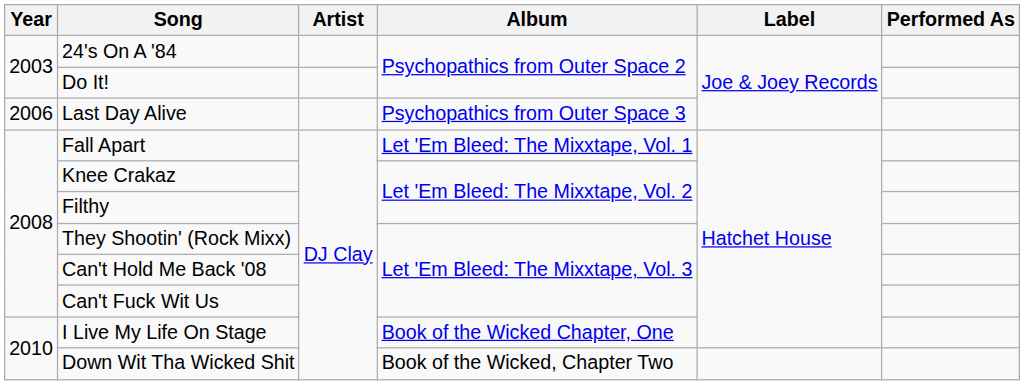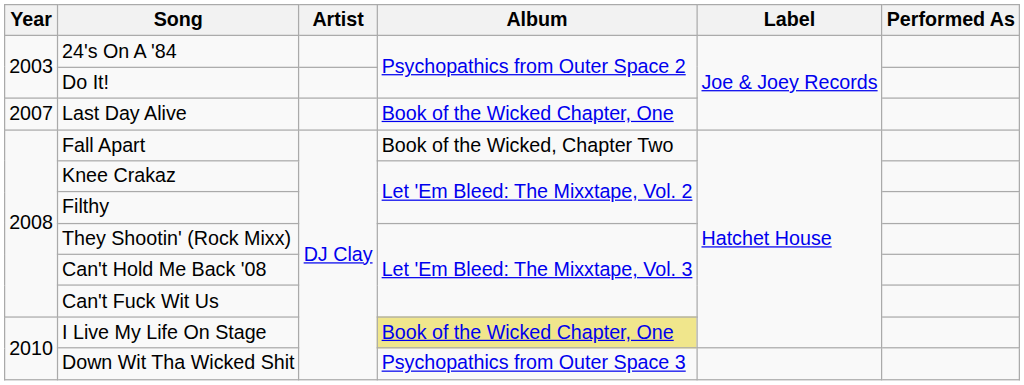(31, 113) 2006 -> (31, 113) 2007
(534, 113) Psychopathics from Outer Space 3 -> (528, 113) Book of the Wicked Chapter, One
(537, 144) Let 'Em Bleed: The Mixxtape, Vol. 1 -> (527, 144) Book of the Wicked, Chapter Two
(528, 332) no background -> (528, 332) khaki background
(527, 363) Book of the Wicked, Chapter Two -> (534, 363) Psychopathics from Outer Space 3
